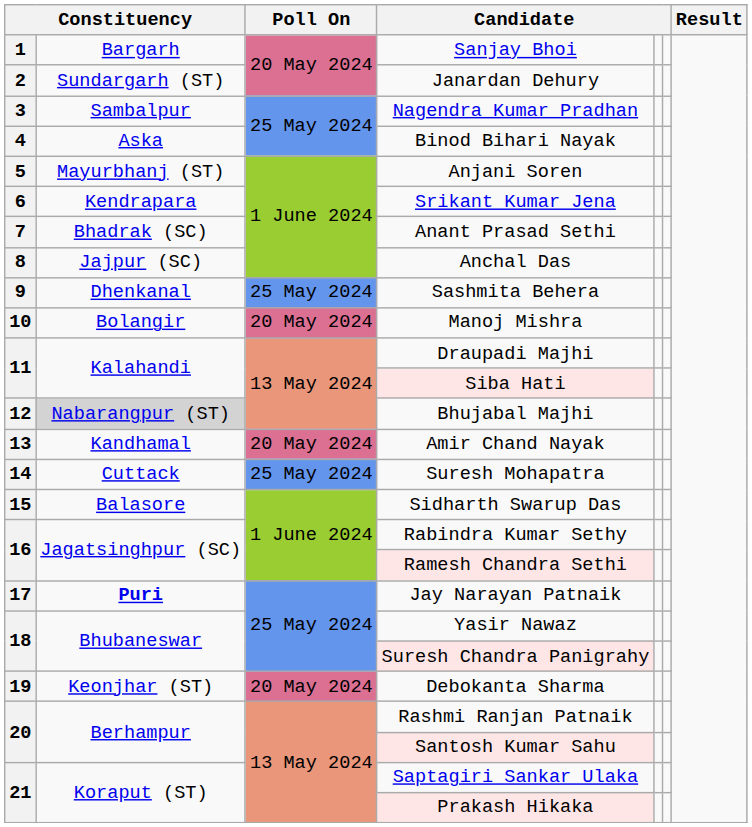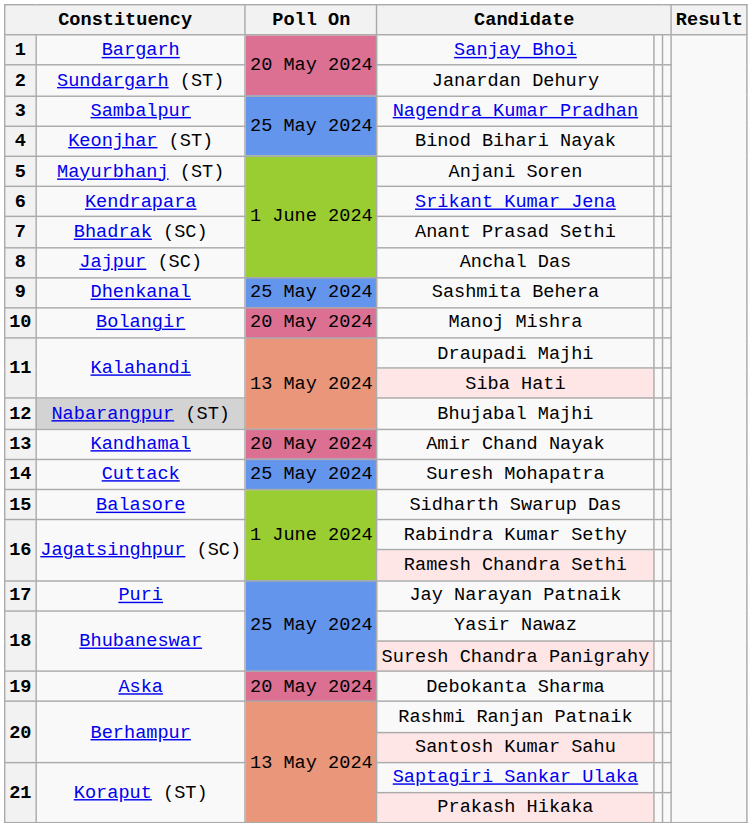(141, 141) Aska -> (141, 141) Keonjhar (ST)
(141, 596) bold -> (141, 596) normal
(141, 686) Keonjhar (ST) -> (141, 686) Aska
